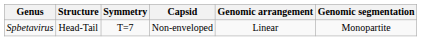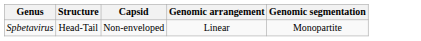- column: (125, 12)
